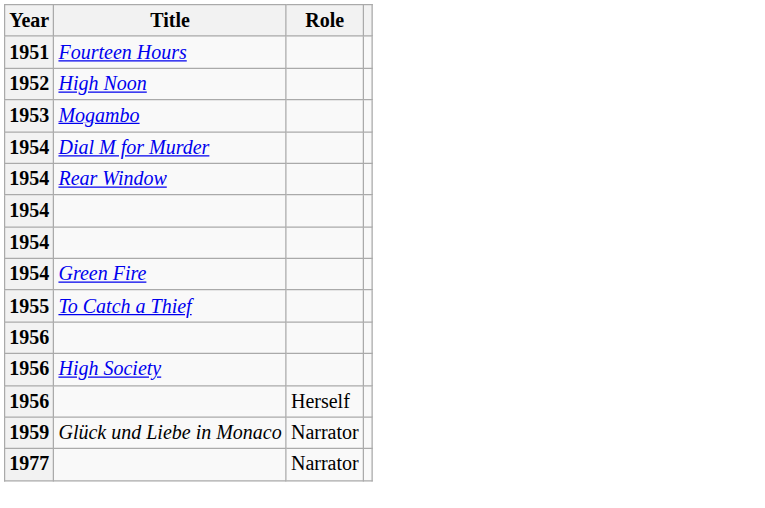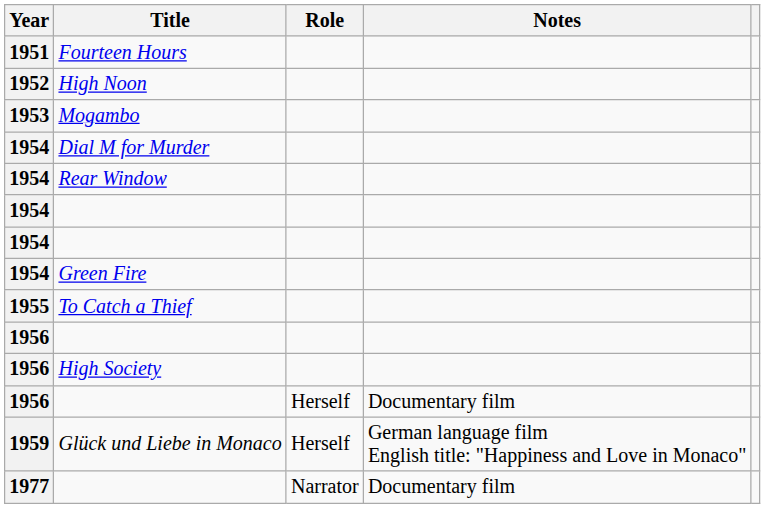+ column: (557, 20)
(325, 432) Narrator -> (320, 443) Herself
